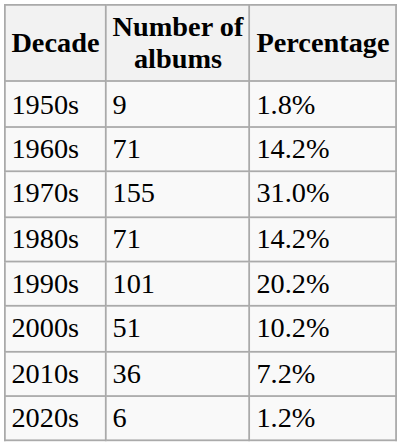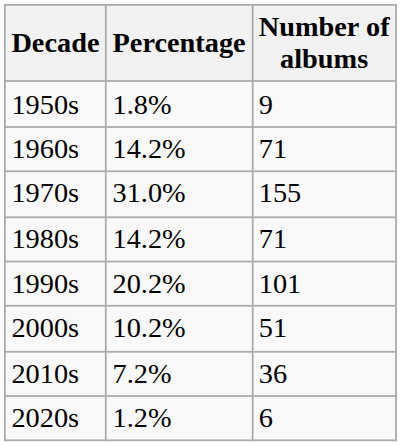columns swapped: (178, 42) <-> (323, 42)
